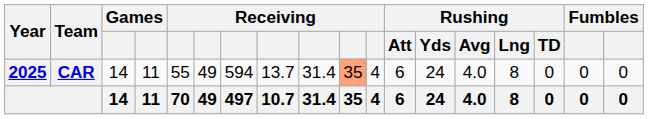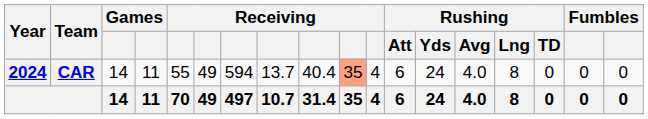(28, 72) 2025 -> (28, 72) 2024
(319, 72) 31.4 -> (319, 72) 40.4
